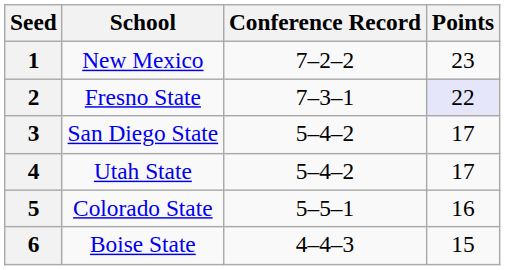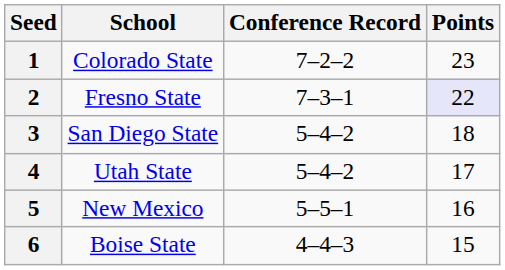(143, 60) New Mexico -> (143, 60) Colorado State
(463, 134) 17 -> (463, 134) 18
(143, 208) Colorado State -> (143, 208) New Mexico
